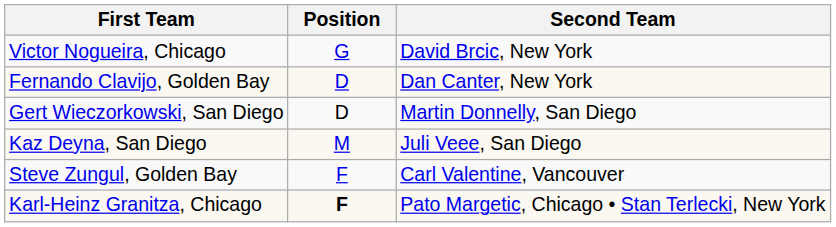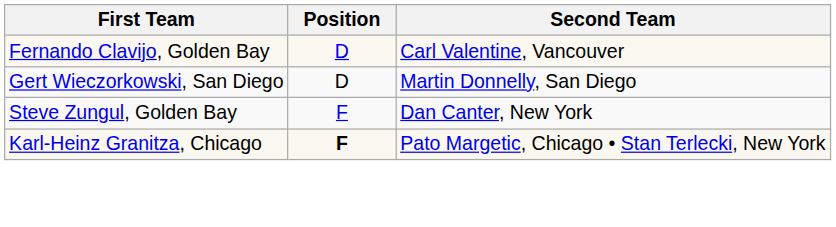- row: (117, 50)
(496, 81) Dan Canter, New York -> (512, 50) Carl Valentine, Vancouver
- row: (108, 143)
(512, 174) Carl Valentine, Vancouver -> (496, 112) Dan Canter, New York
